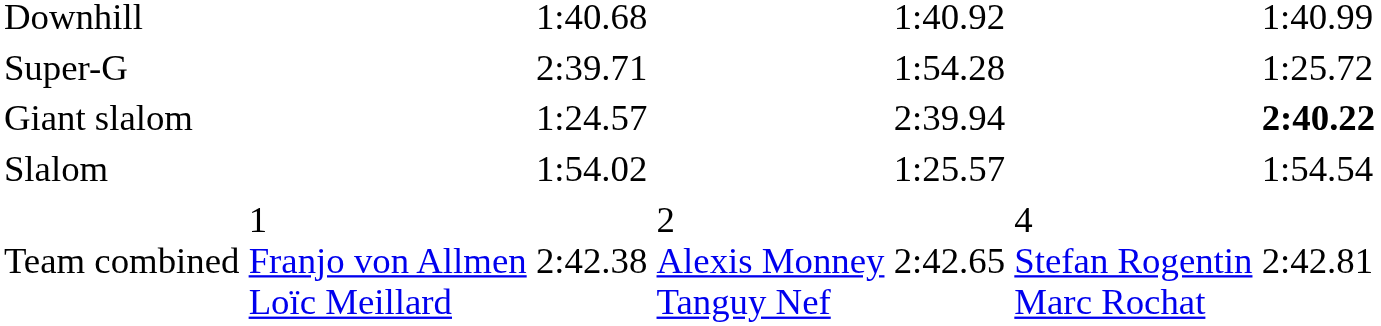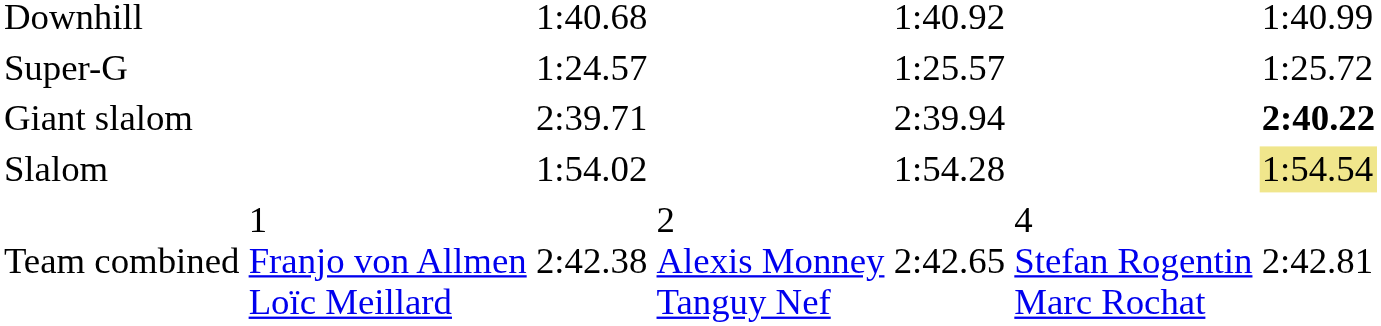(592, 67) 2:39.71 -> (592, 67) 1:24.57
(949, 67) 1:54.28 -> (949, 67) 1:25.57
(592, 118) 1:24.57 -> (592, 118) 2:39.71
(949, 168) 1:25.57 -> (949, 168) 1:54.28
(1317, 168) no background -> (1317, 168) khaki background
